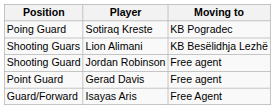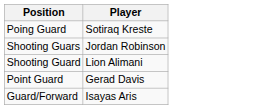- column: (219, 12)
(114, 46) Lion Alimani -> (126, 46) Jordan Robinson
(126, 63) Jordan Robinson -> (114, 63) Lion Alimani
